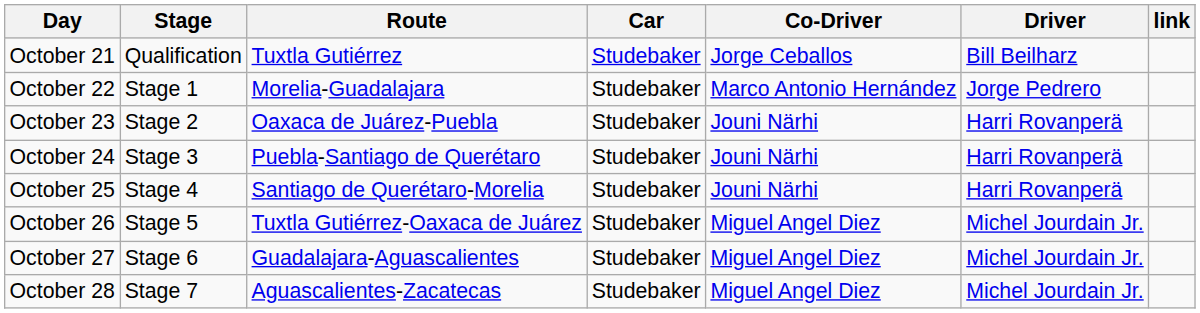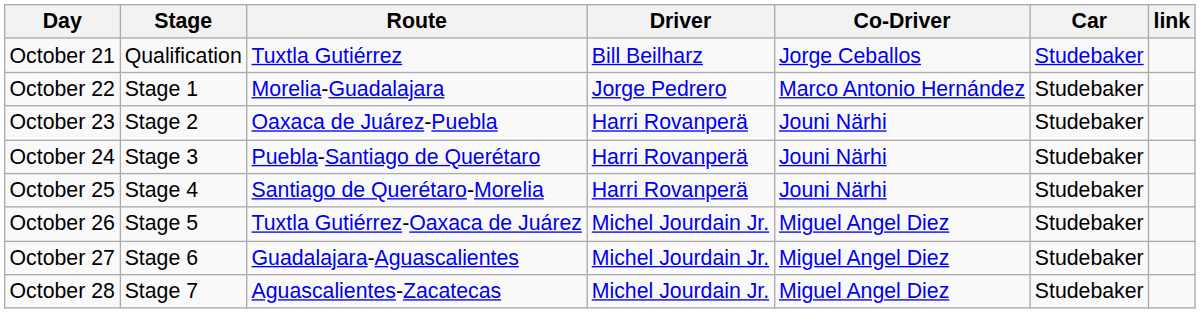columns swapped: (1055, 21) <-> (646, 21)
